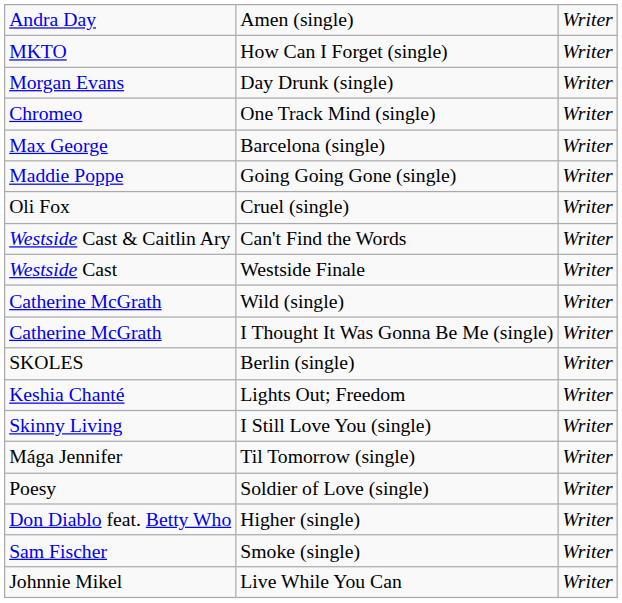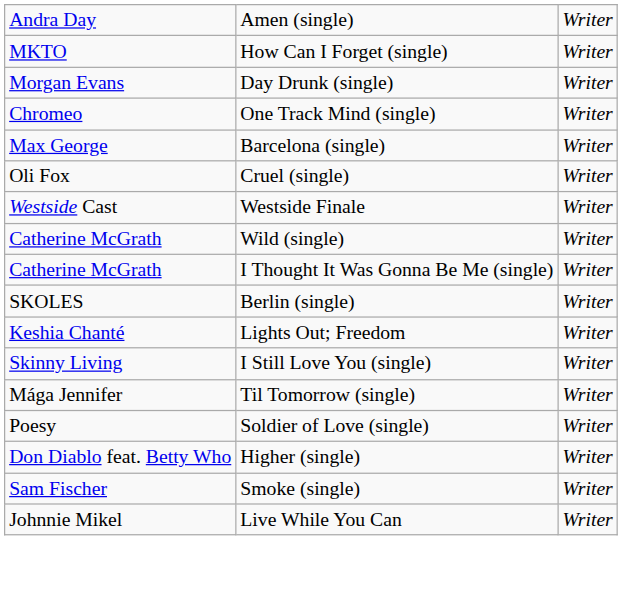- row: (348, 176)
- row: (323, 238)
